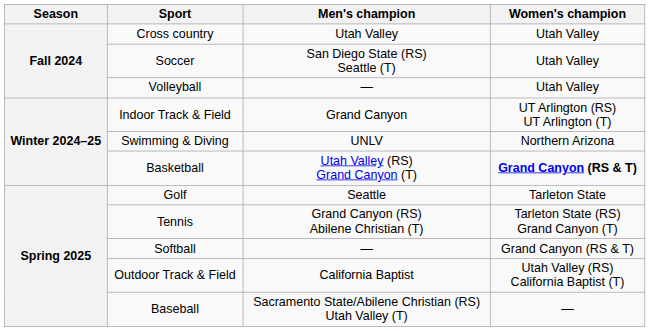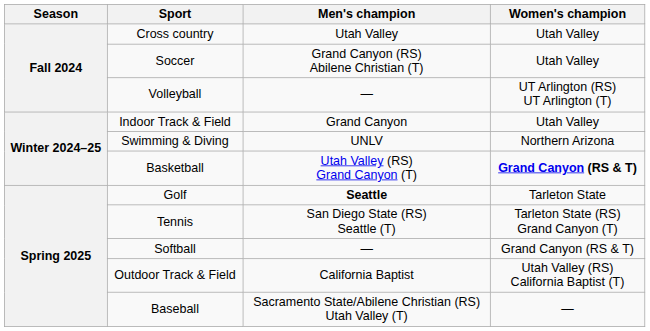(367, 61) San Diego State (RS) Seattle (T) -> (367, 61) Grand Canyon (RS) Abilene Christian (T)
(567, 87) Utah Valley -> (567, 94) UT Arlington (RS) UT Arlington (T)
(567, 114) UT Arlington (RS) UT Arlington (T) -> (567, 121) Utah Valley
(367, 195) normal -> (367, 195) bold
(367, 221) Grand Canyon (RS) Abilene Christian (T) -> (367, 221) San Diego State (RS) Seattle (T)
